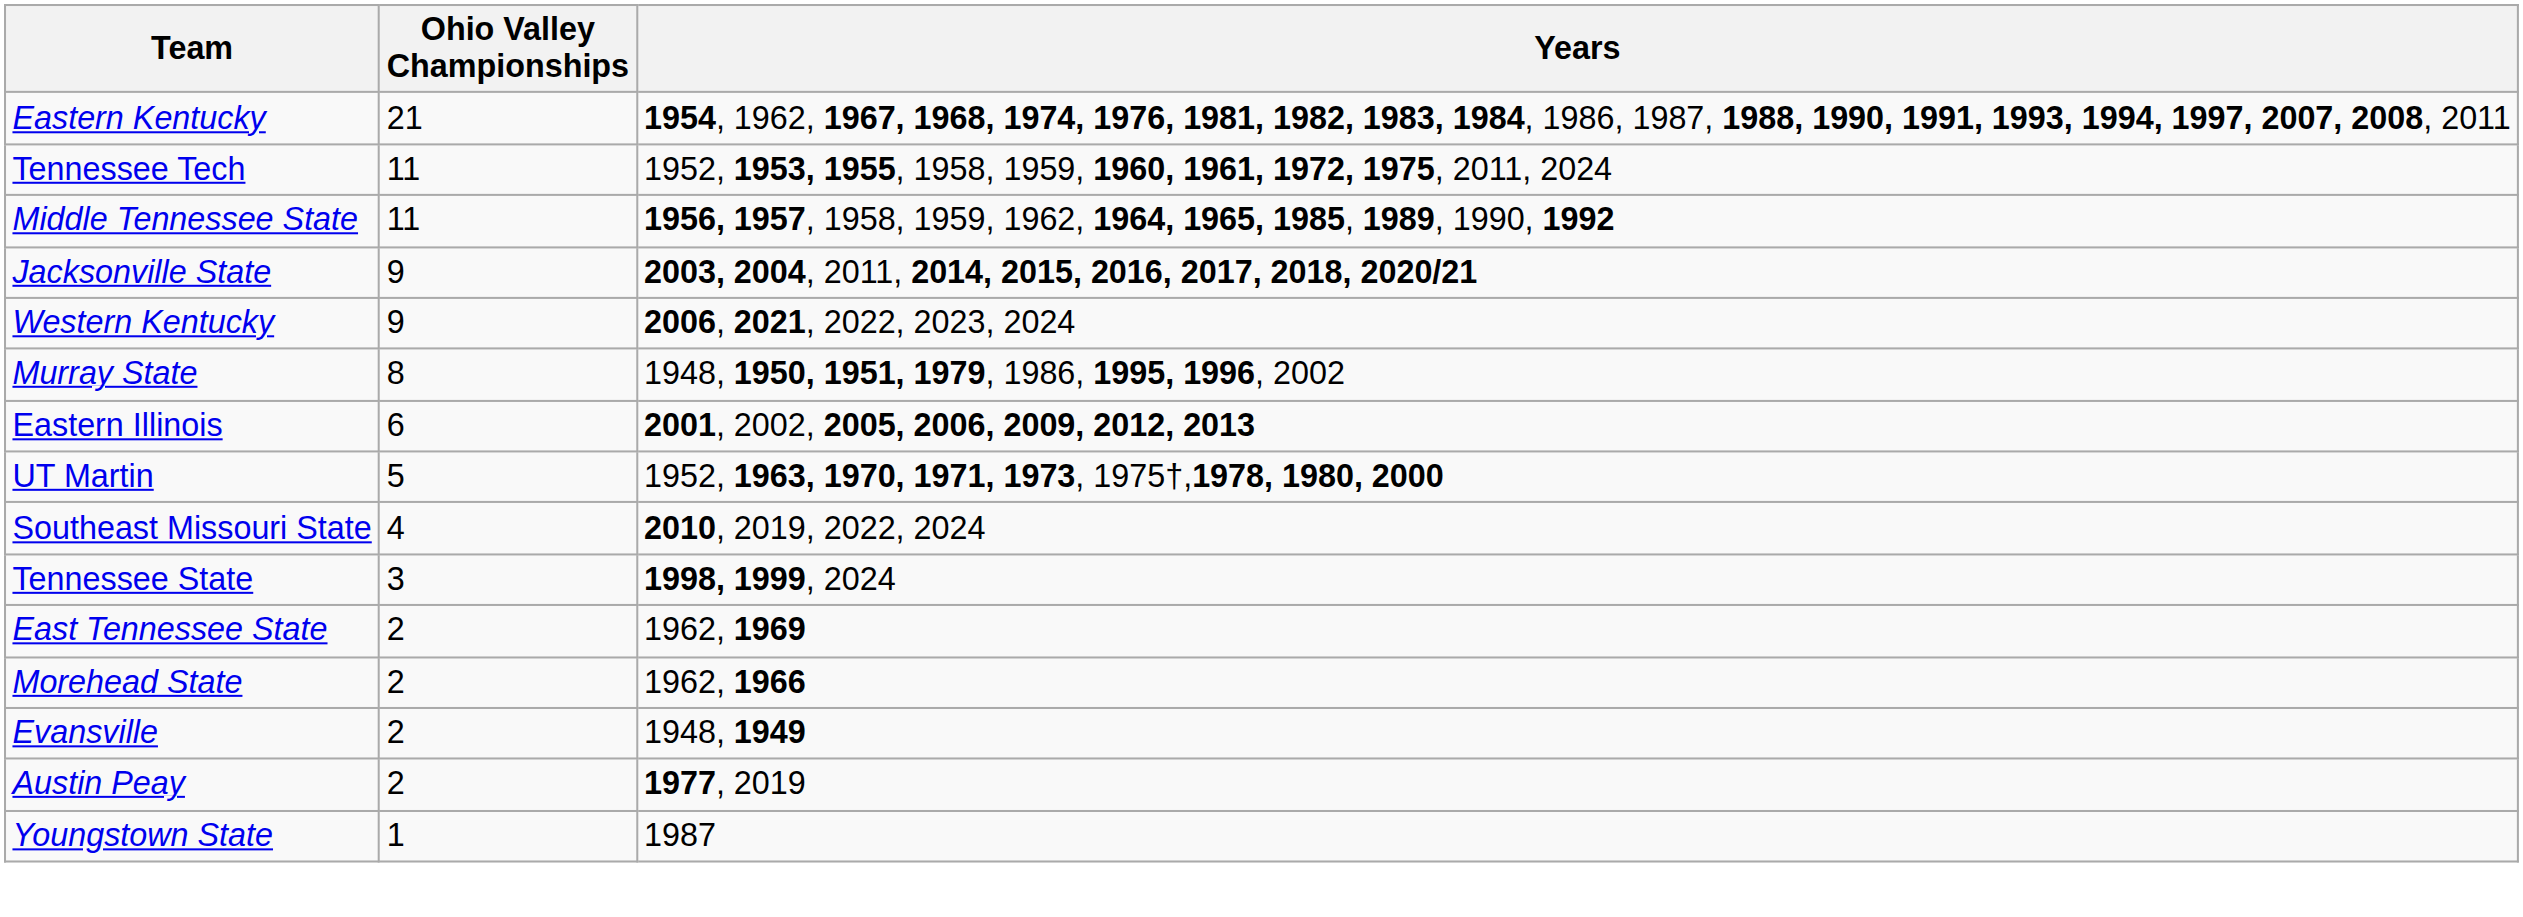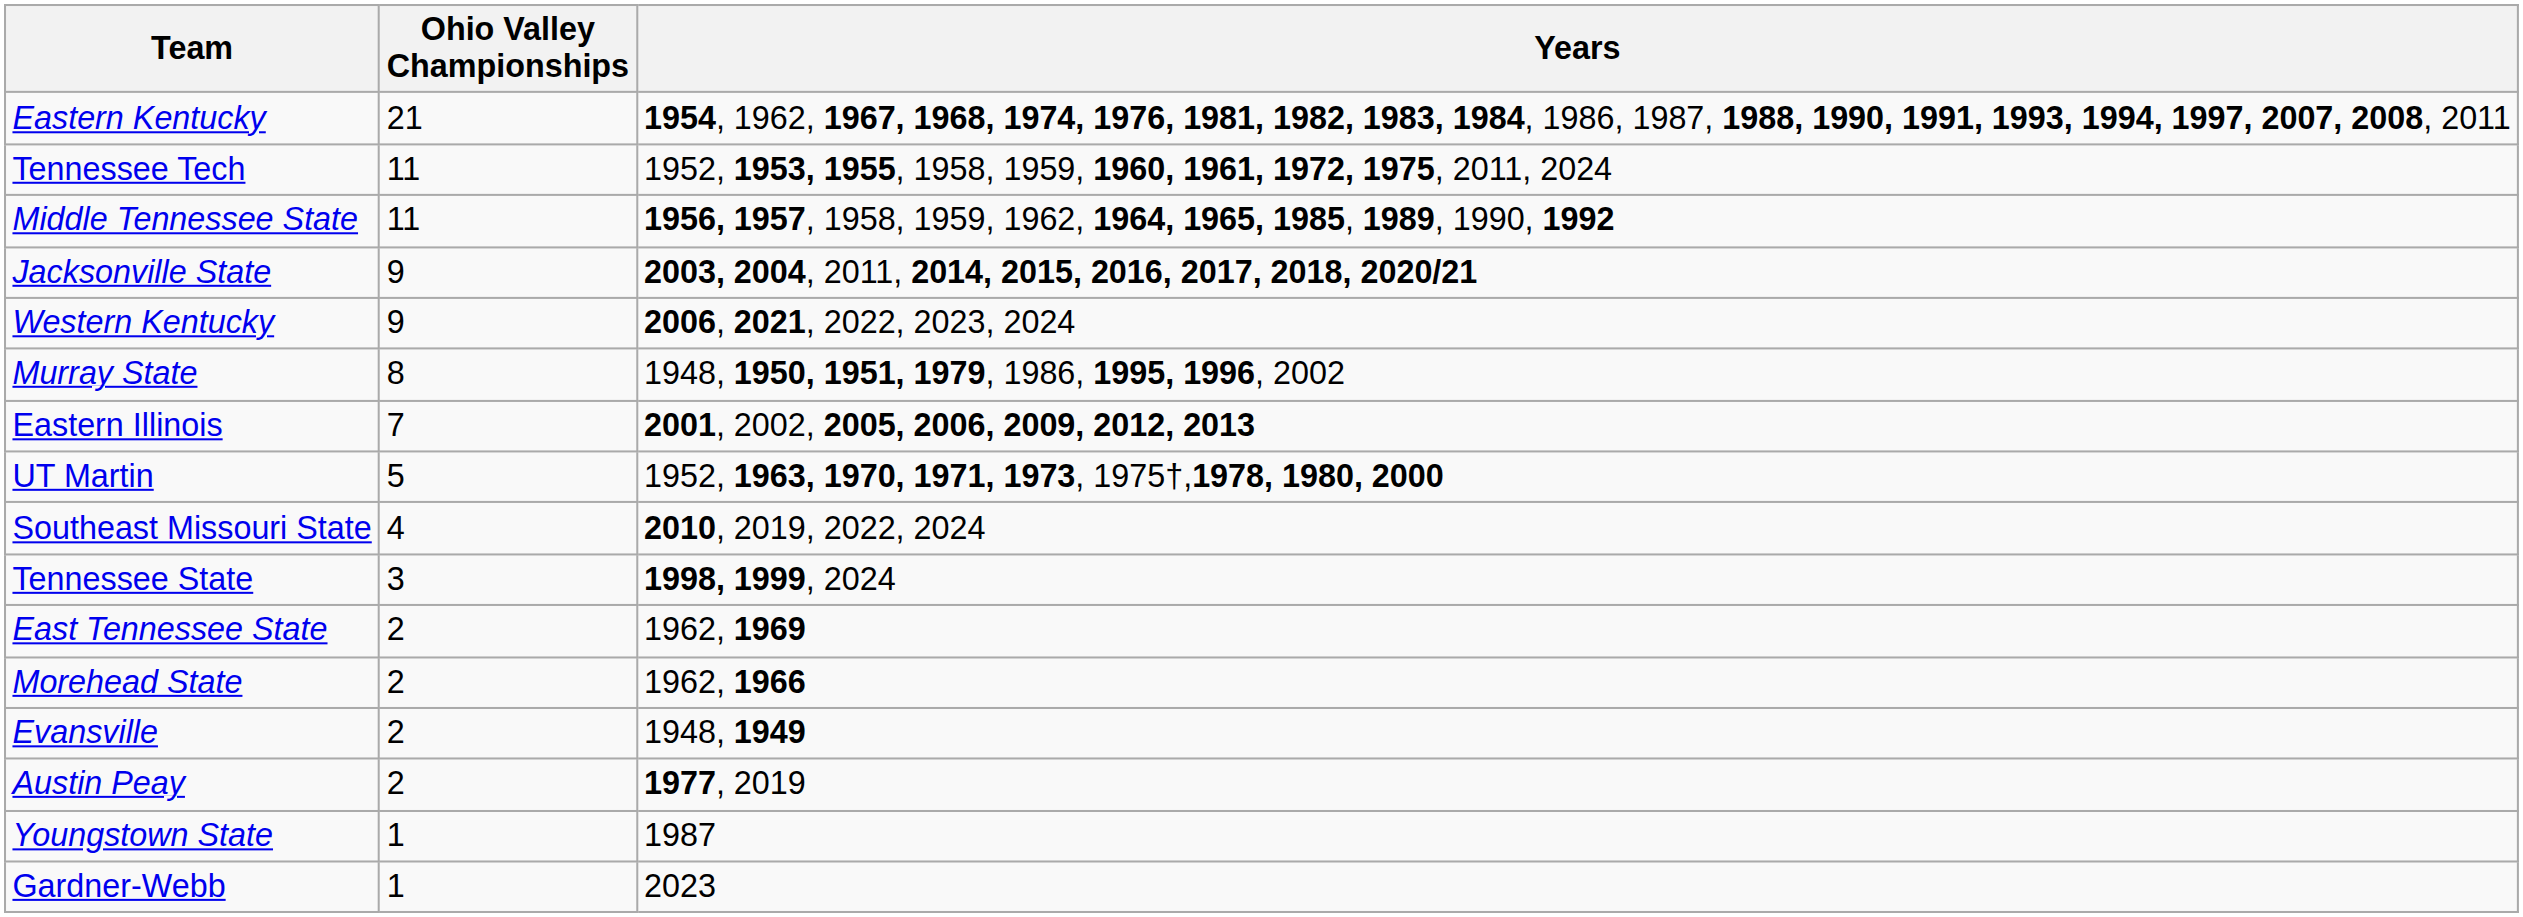(396, 425) 6 -> (396, 425) 7
+ row: (119, 886)
